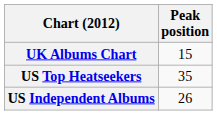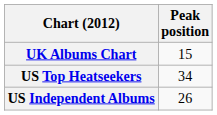(185, 76) 35 -> (185, 76) 34
